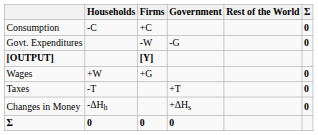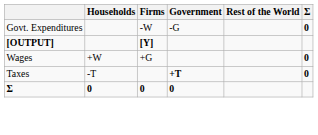- row: (33, 27)
(175, 89) normal -> (175, 74) bold
- row: (43, 106)
